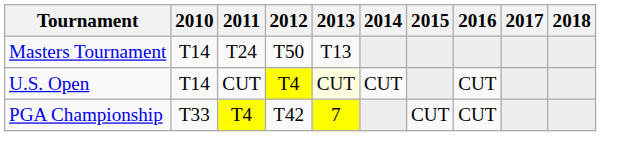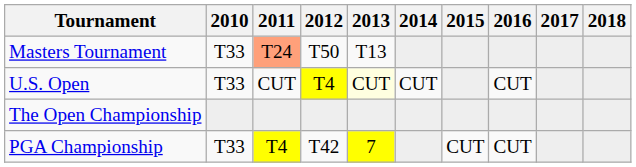(194, 52) T14 -> (230, 52) T33
(242, 52) no background -> (277, 52) lightsalmon background
(194, 83) T14 -> (230, 83) T33
+ row: (105, 115)
